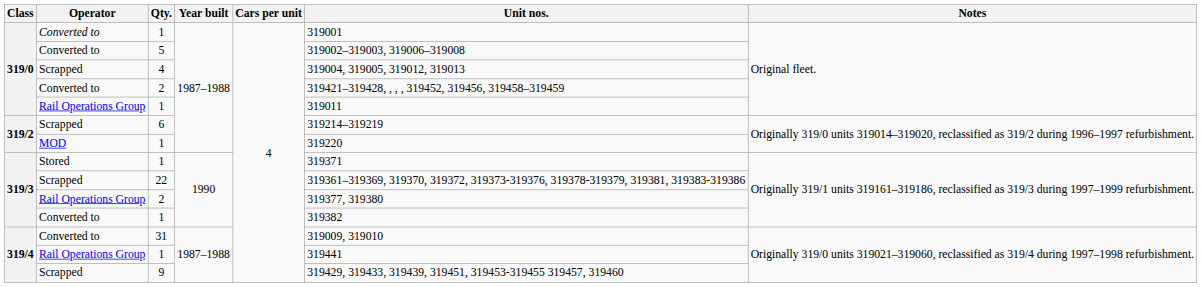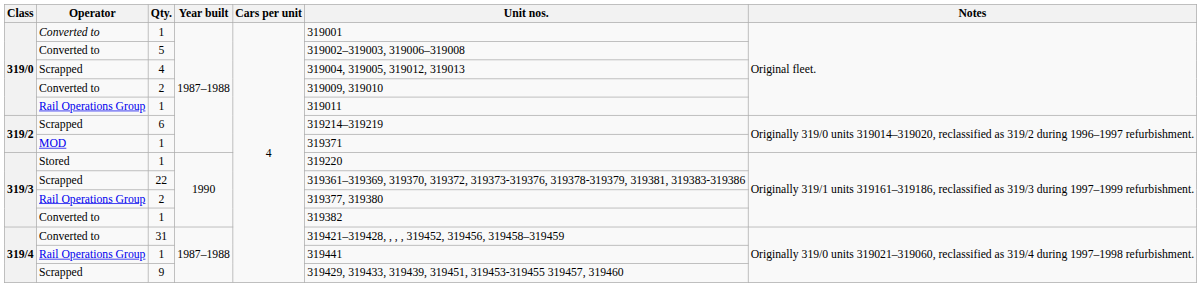(436, 87) 319421–319428, , , , 319452, 319456, 319458–319459 -> (345, 87) 319009, 319010
(325, 143) 319220 -> (325, 143) 319371
(325, 161) 319371 -> (325, 161) 319220
(345, 236) 319009, 319010 -> (436, 236) 319421–319428, , , , 319452, 319456, 319458–319459
